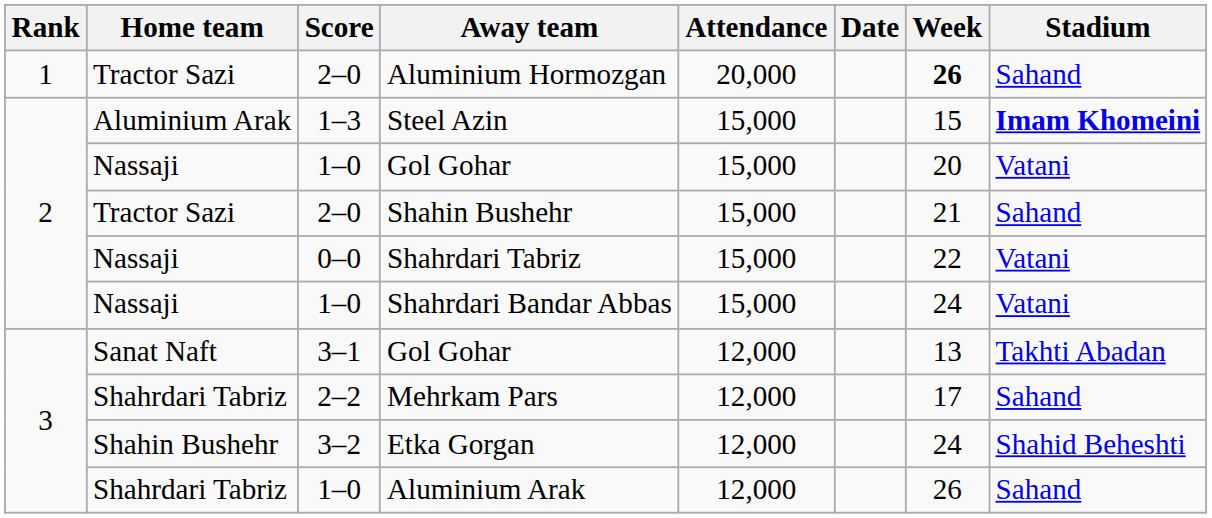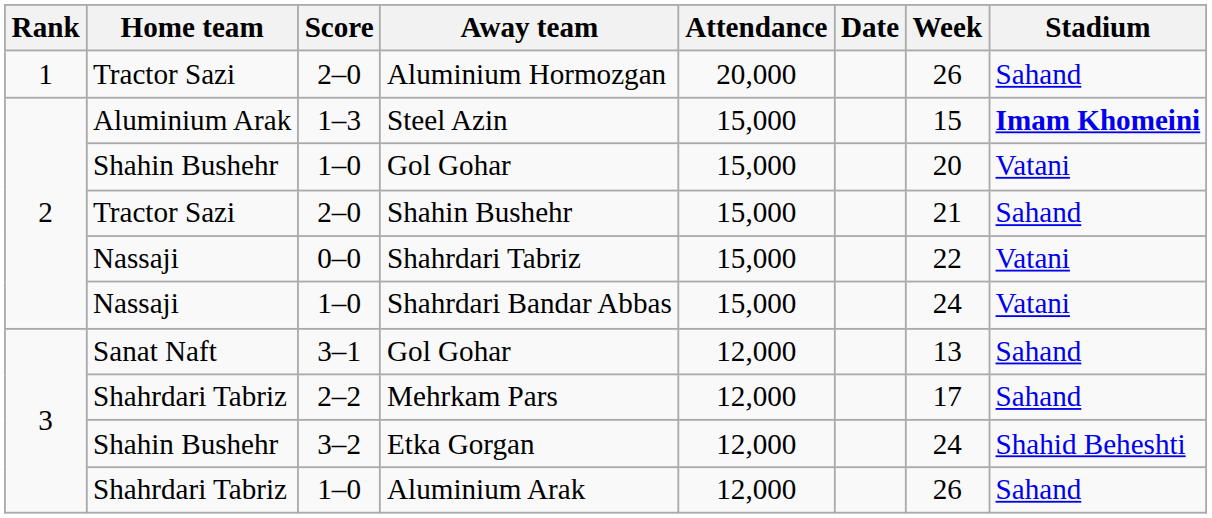(947, 73) bold -> (947, 73) normal
(136, 166) Nassaji -> (186, 166) Shahin Bushehr
(1081, 350) Takhti Abadan -> (1038, 350) Sahand
